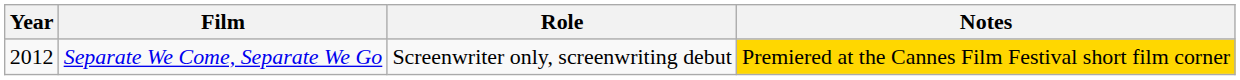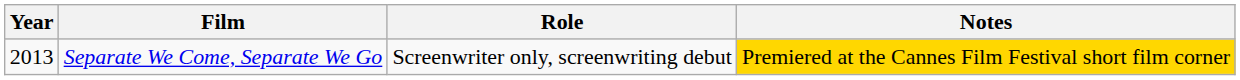(32, 56) 2012 -> (32, 56) 2013
